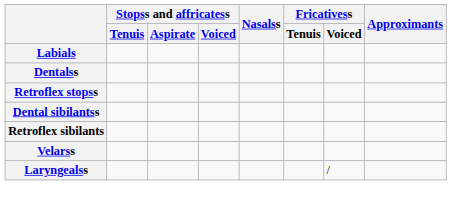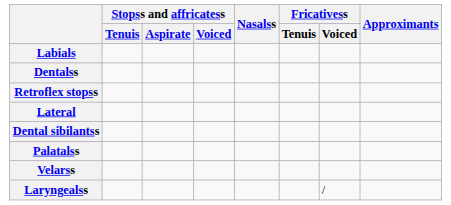+ row: (56, 111)
- row: (56, 131)
+ row: (56, 151)
